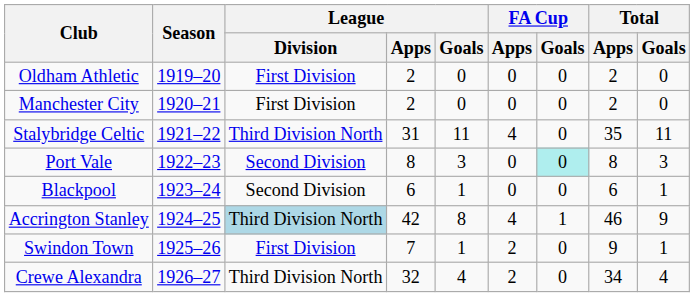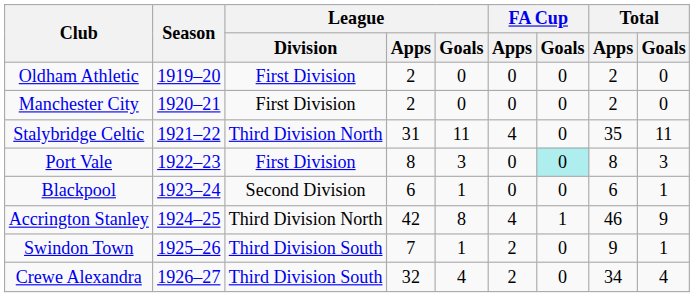(306, 162) Second Division -> (306, 162) First Division
(306, 219) lightblue background -> (306, 219) no background
(306, 248) First Division -> (306, 248) Third Division South
(306, 276) Third Division North -> (306, 276) Third Division South
